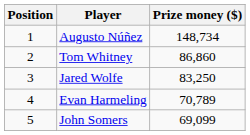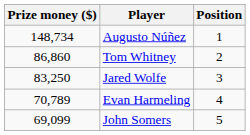columns swapped: (30, 15) <-> (197, 15)
